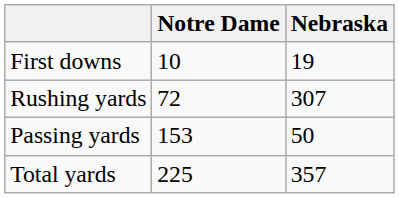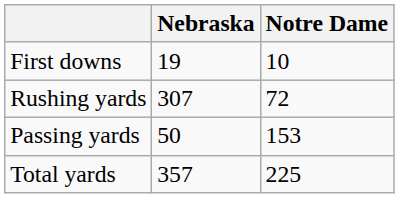columns swapped: (219, 23) <-> (339, 23)
